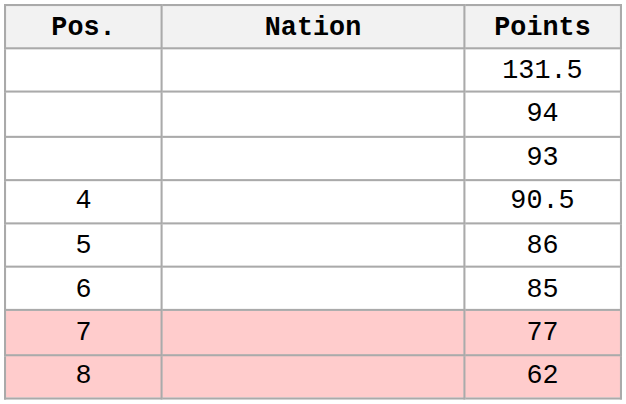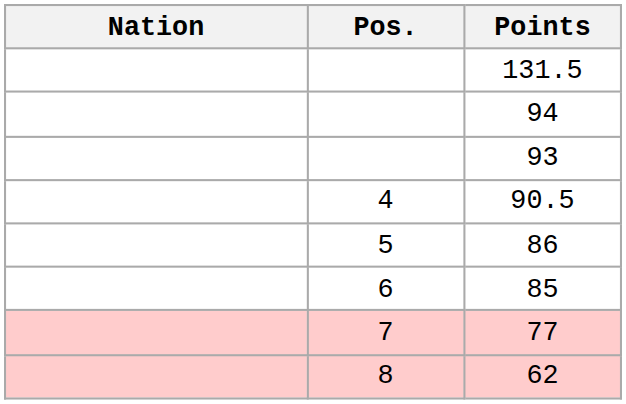columns swapped: (84, 27) <-> (313, 27)
